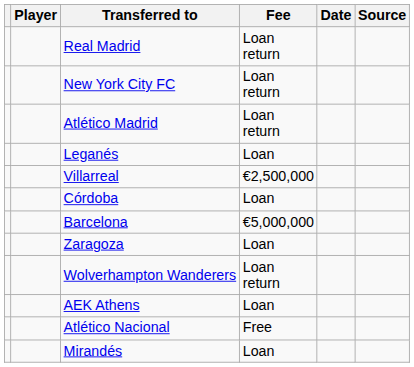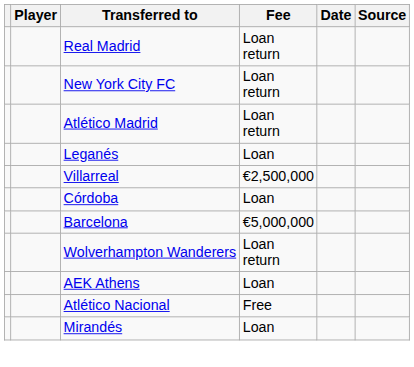- row: (94, 244)
